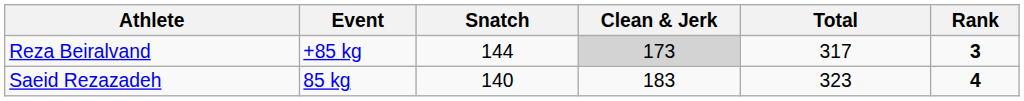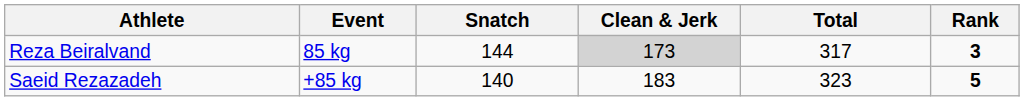(333, 51) +85 kg -> (327, 51) 85 kg
(327, 81) 85 kg -> (333, 81) +85 kg
(975, 81) 4 -> (975, 81) 5
